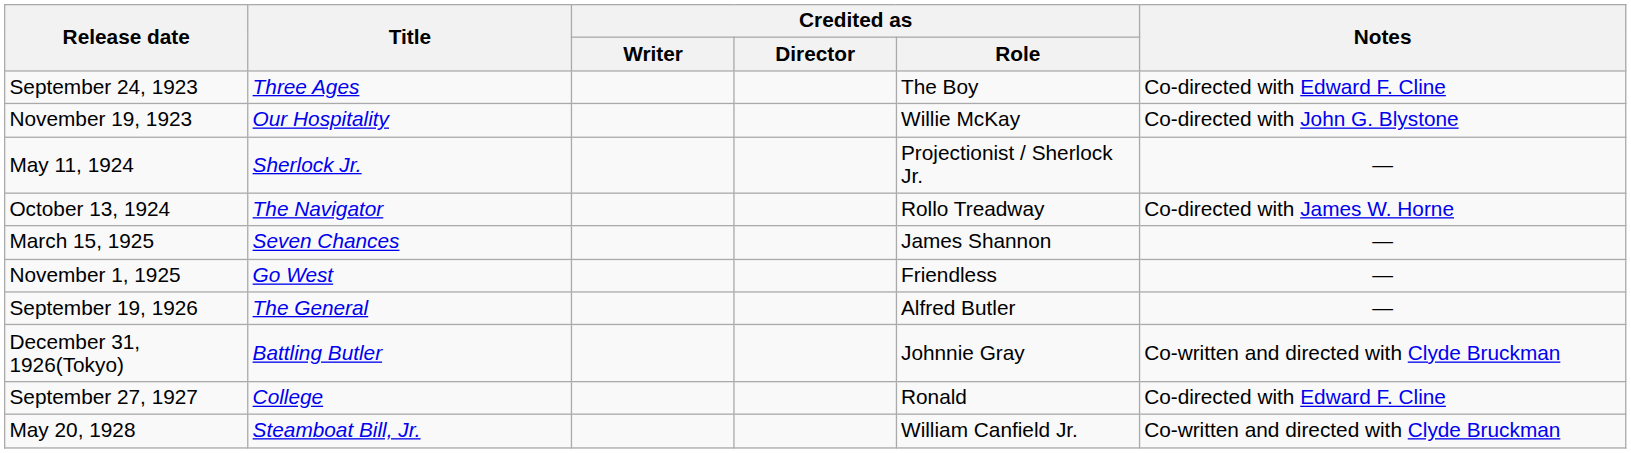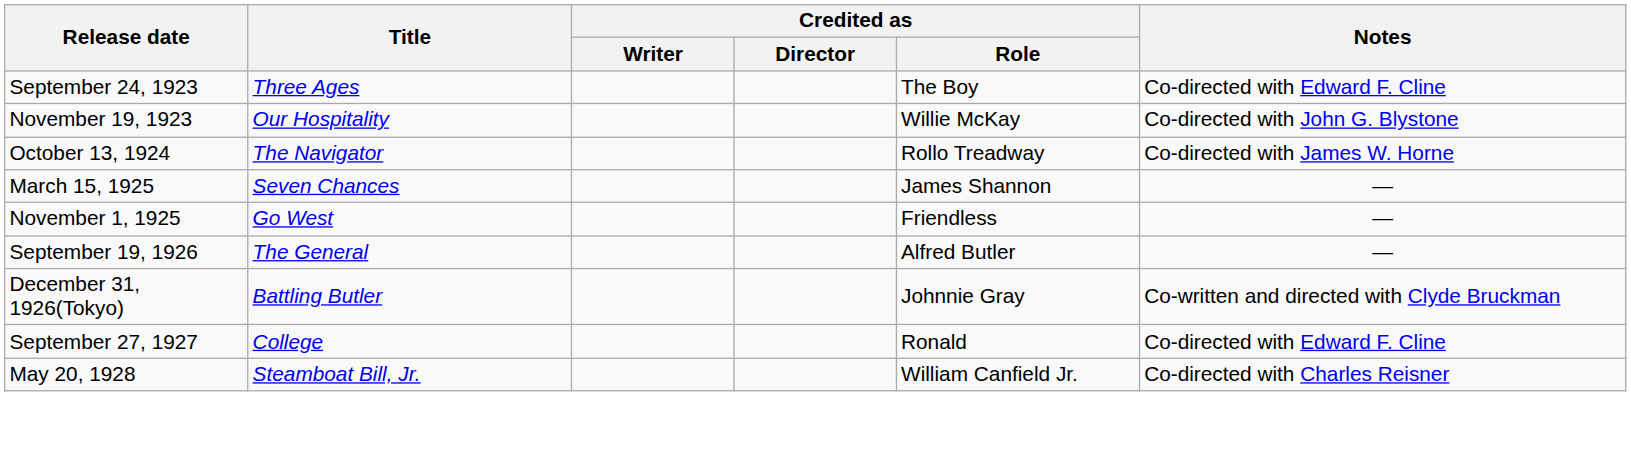- row: (72, 164)
(1352, 430) Co-written and directed with Clyde Bruckman -> (1297, 374) Co-directed with Charles Reisner
